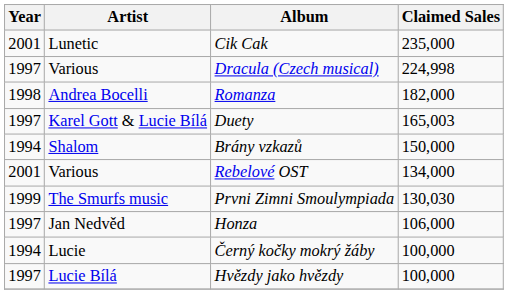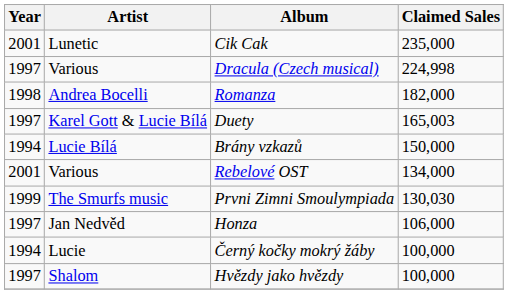(73, 146) Shalom -> (83, 146) Lucie Bílá
(83, 276) Lucie Bílá -> (73, 276) Shalom
